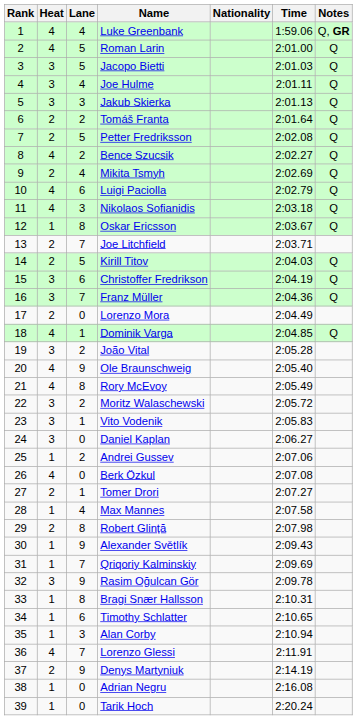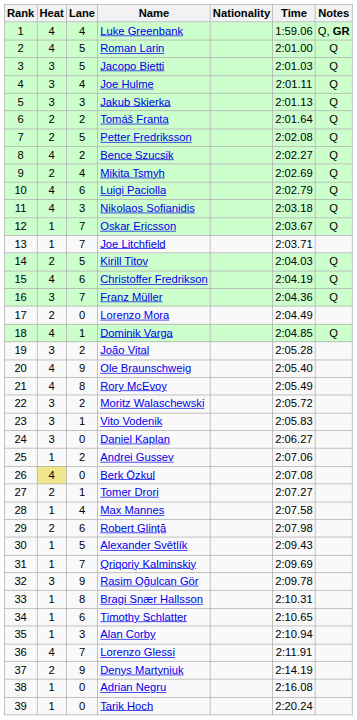(82, 226) 8 -> (82, 226) 7
(52, 244) 2 -> (52, 244) 1
(52, 279) 3 -> (52, 279) 4
(52, 475) no background -> (52, 475) khaki background
(82, 528) 8 -> (82, 528) 6
(82, 546) 9 -> (82, 546) 5
